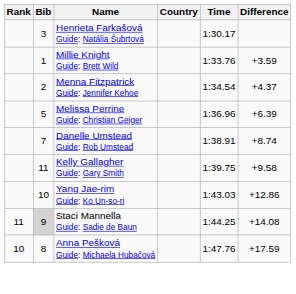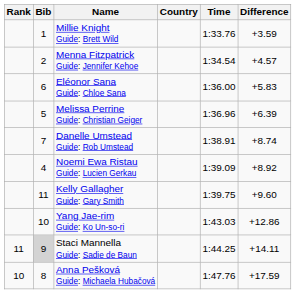- row: (100, 33)
(264, 87) +4.37 -> (264, 60) +4.57
+ row: (91, 87)
+ row: (97, 168)
(264, 168) +9.58 -> (264, 195) +9.60
(264, 221) +14.08 -> (264, 248) +14.11
